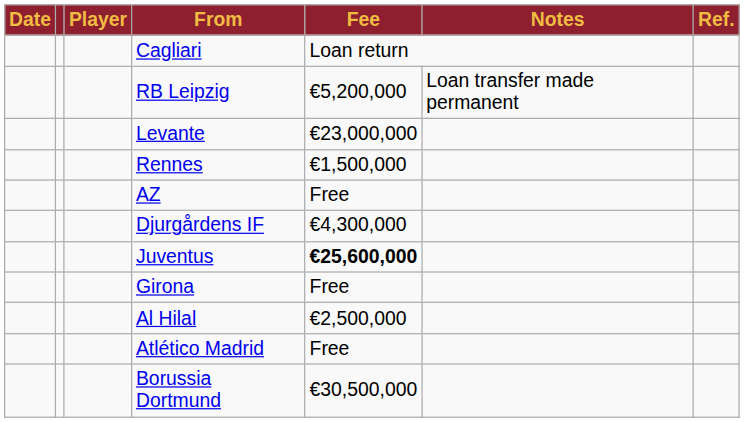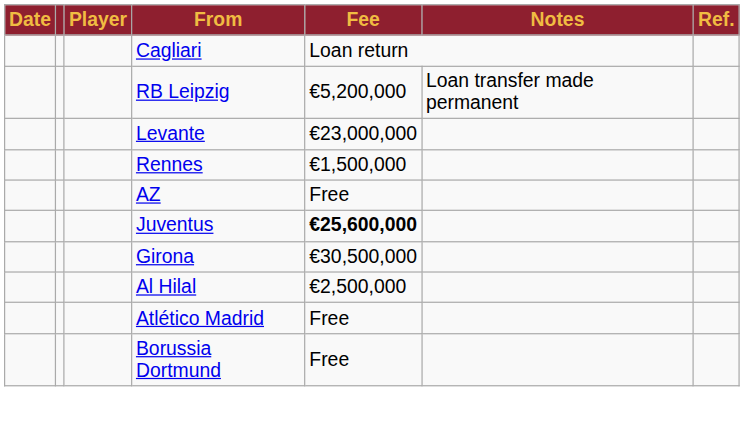- row: (200, 225)
(329, 287) Free -> (363, 256) €30,500,000
(363, 390) €30,500,000 -> (329, 359) Free
